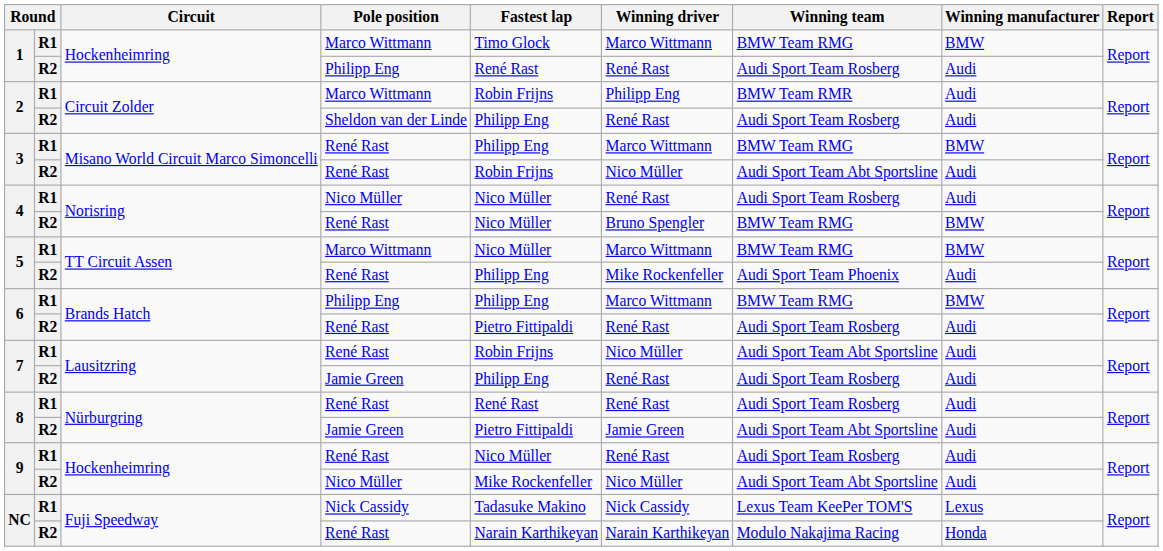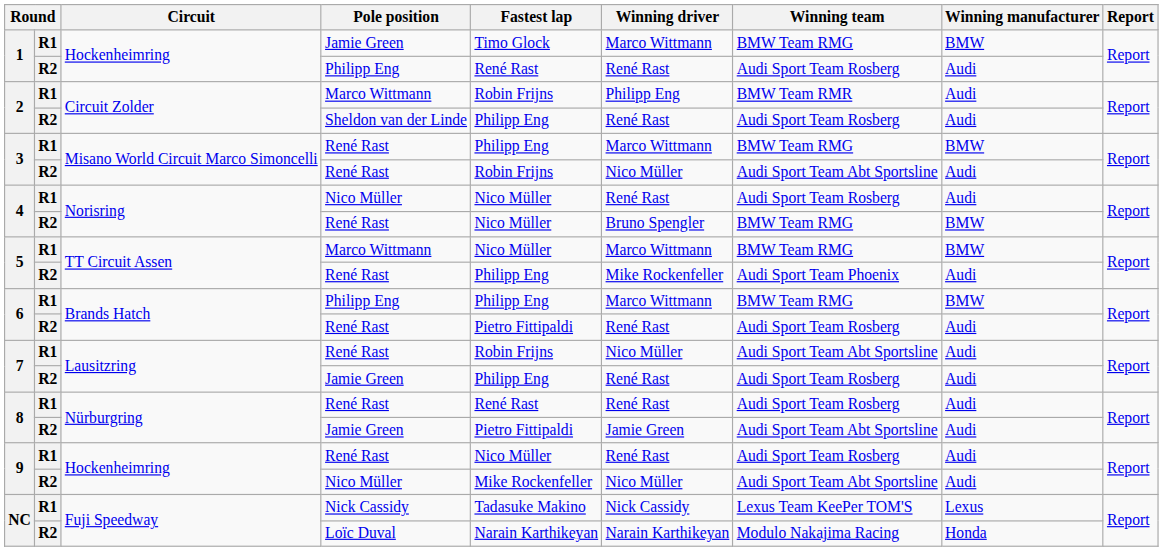(378, 42) Marco Wittmann -> (364, 42) Jamie Green
(357, 533) René Rast -> (360, 533) Loïc Duval
